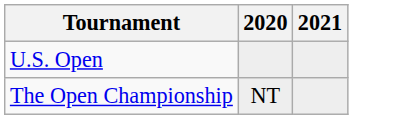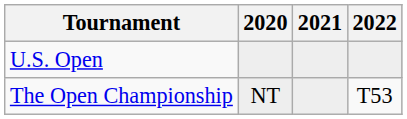+ column: (375, 22)
